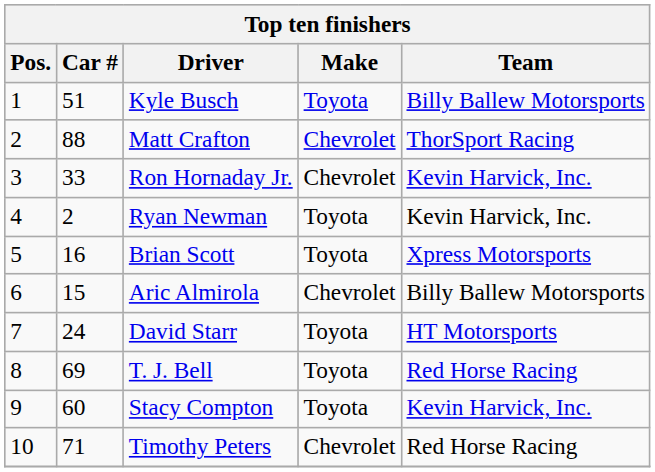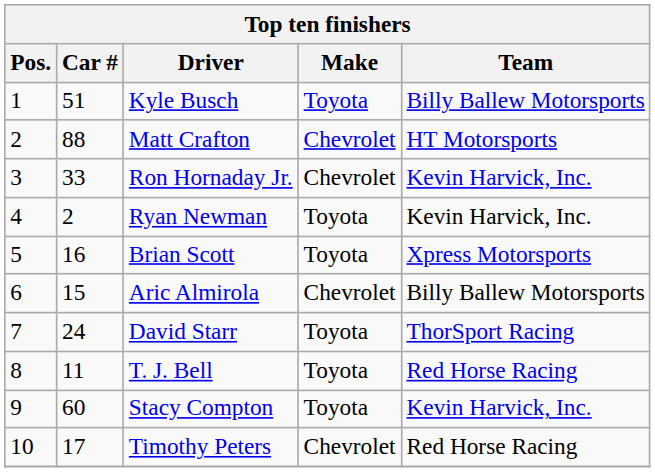(490, 139) ThorSport Racing -> (482, 139) HT Motorsports
(482, 331) HT Motorsports -> (490, 331) ThorSport Racing
(74, 370) 69 -> (73, 370) 11
(74, 447) 71 -> (74, 447) 17
